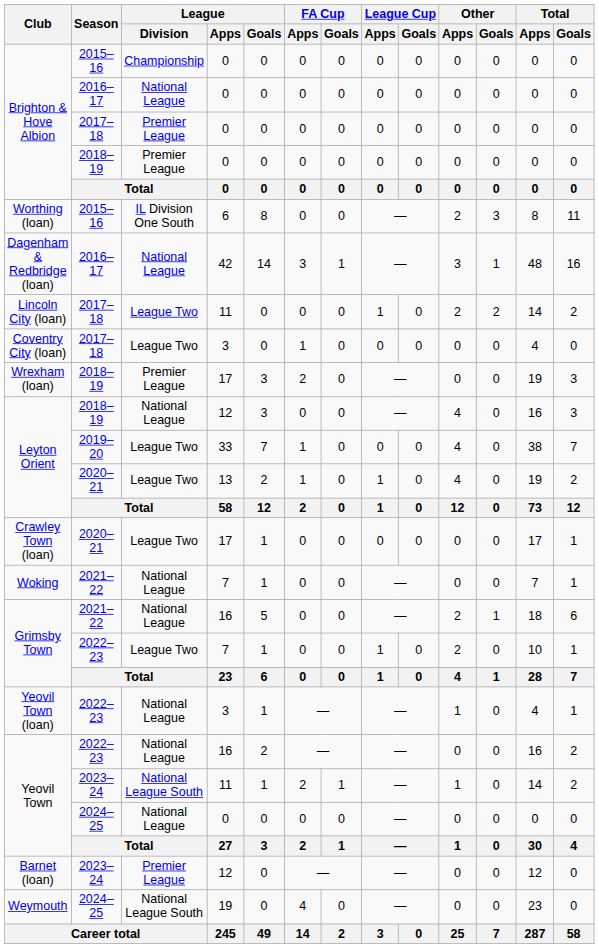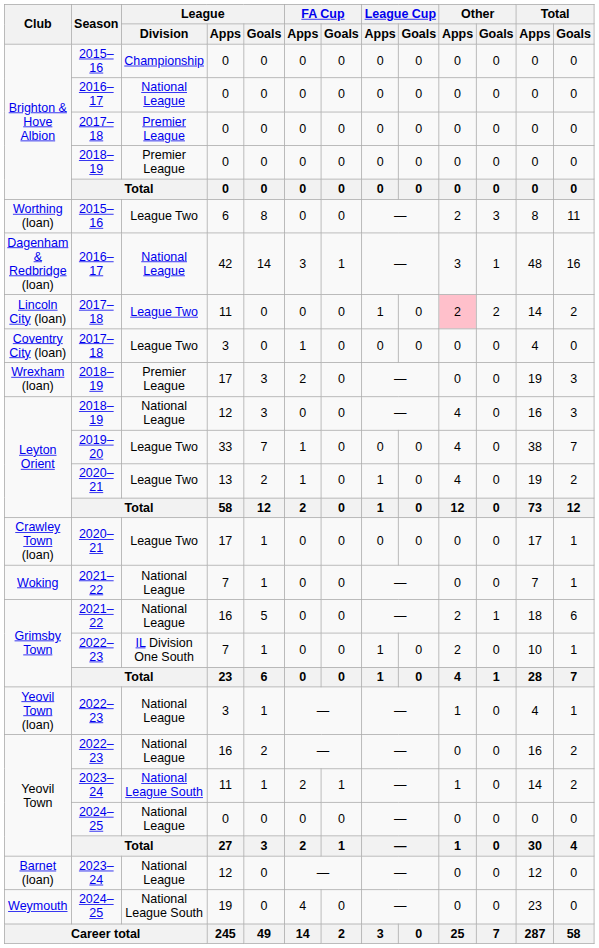(164, 216) IL Division One South -> (164, 216) League Two
(458, 311) no background -> (458, 311) pink background
(164, 650) League Two -> (164, 650) IL Division One South
(164, 872) Premier League -> (164, 872) National League
